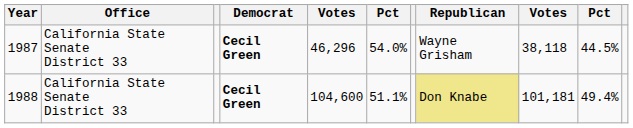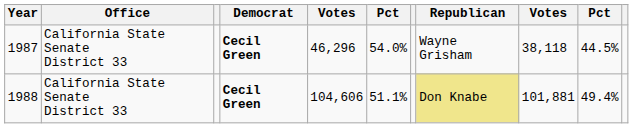(337, 98) 104,600 -> (337, 98) 104,606
(548, 98) 101,181 -> (548, 98) 101,881
